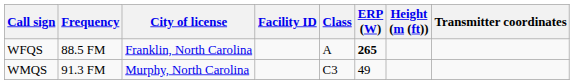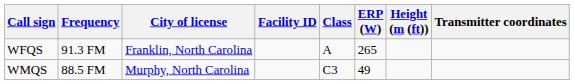(83, 49) 88.5 FM -> (83, 49) 91.3 FM
(367, 49) bold -> (367, 49) normal
(83, 69) 91.3 FM -> (83, 69) 88.5 FM
